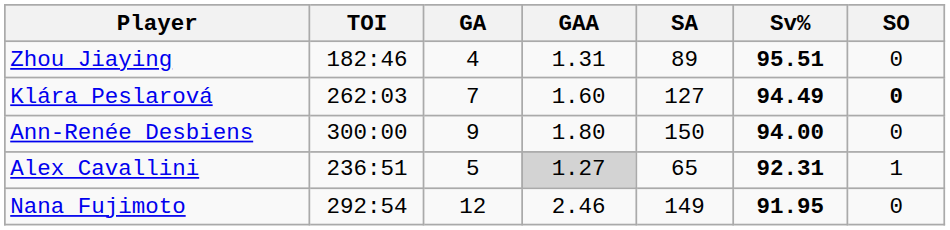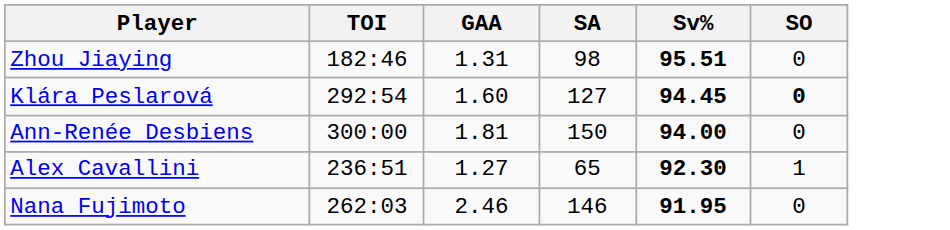- column: (473, 23)
(684, 60) 89 -> (587, 60) 98
(367, 97) 262:03 -> (367, 97) 292:54
(790, 97) 94.49 -> (693, 97) 94.45
(579, 133) 1.80 -> (481, 133) 1.81
(579, 170) lightgrey background -> (481, 170) no background
(790, 170) 92.31 -> (693, 170) 92.30
(367, 206) 292:54 -> (367, 206) 262:03
(684, 206) 149 -> (587, 206) 146
